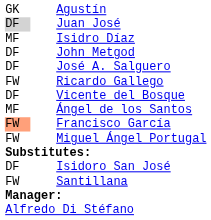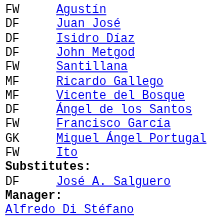(12, 10) GK -> (12, 10) FW
(12, 24) lightgrey background -> (12, 24) no background
(12, 39) MF -> (12, 39) DF
rows swapped: (113, 67) <-> (92, 182)
(12, 82) FW -> (12, 82) MF
(12, 96) DF -> (12, 96) MF
(12, 110) MF -> (12, 110) DF
(12, 124) lightsalmon background -> (12, 124) no background
(12, 139) FW -> (12, 139) GK
+ row: (67, 153)
- row: (113, 167)
